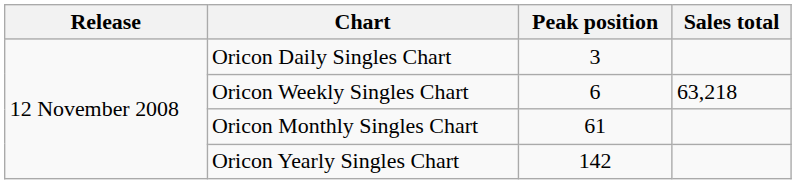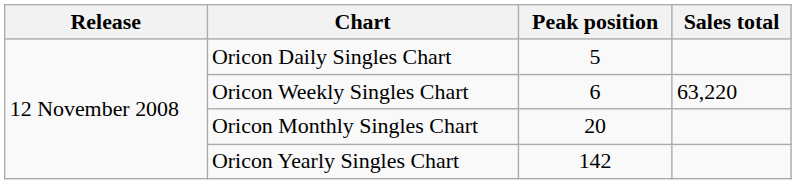(595, 56) 3 -> (595, 56) 5
(707, 91) 63,218 -> (707, 91) 63,220
(595, 126) 61 -> (595, 126) 20
